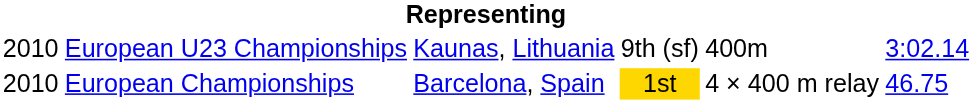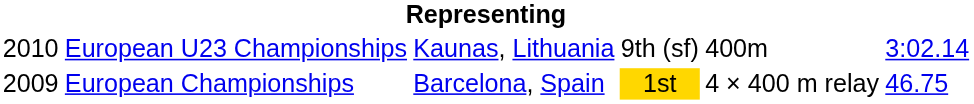(31, 83) 2010 -> (31, 83) 2009
